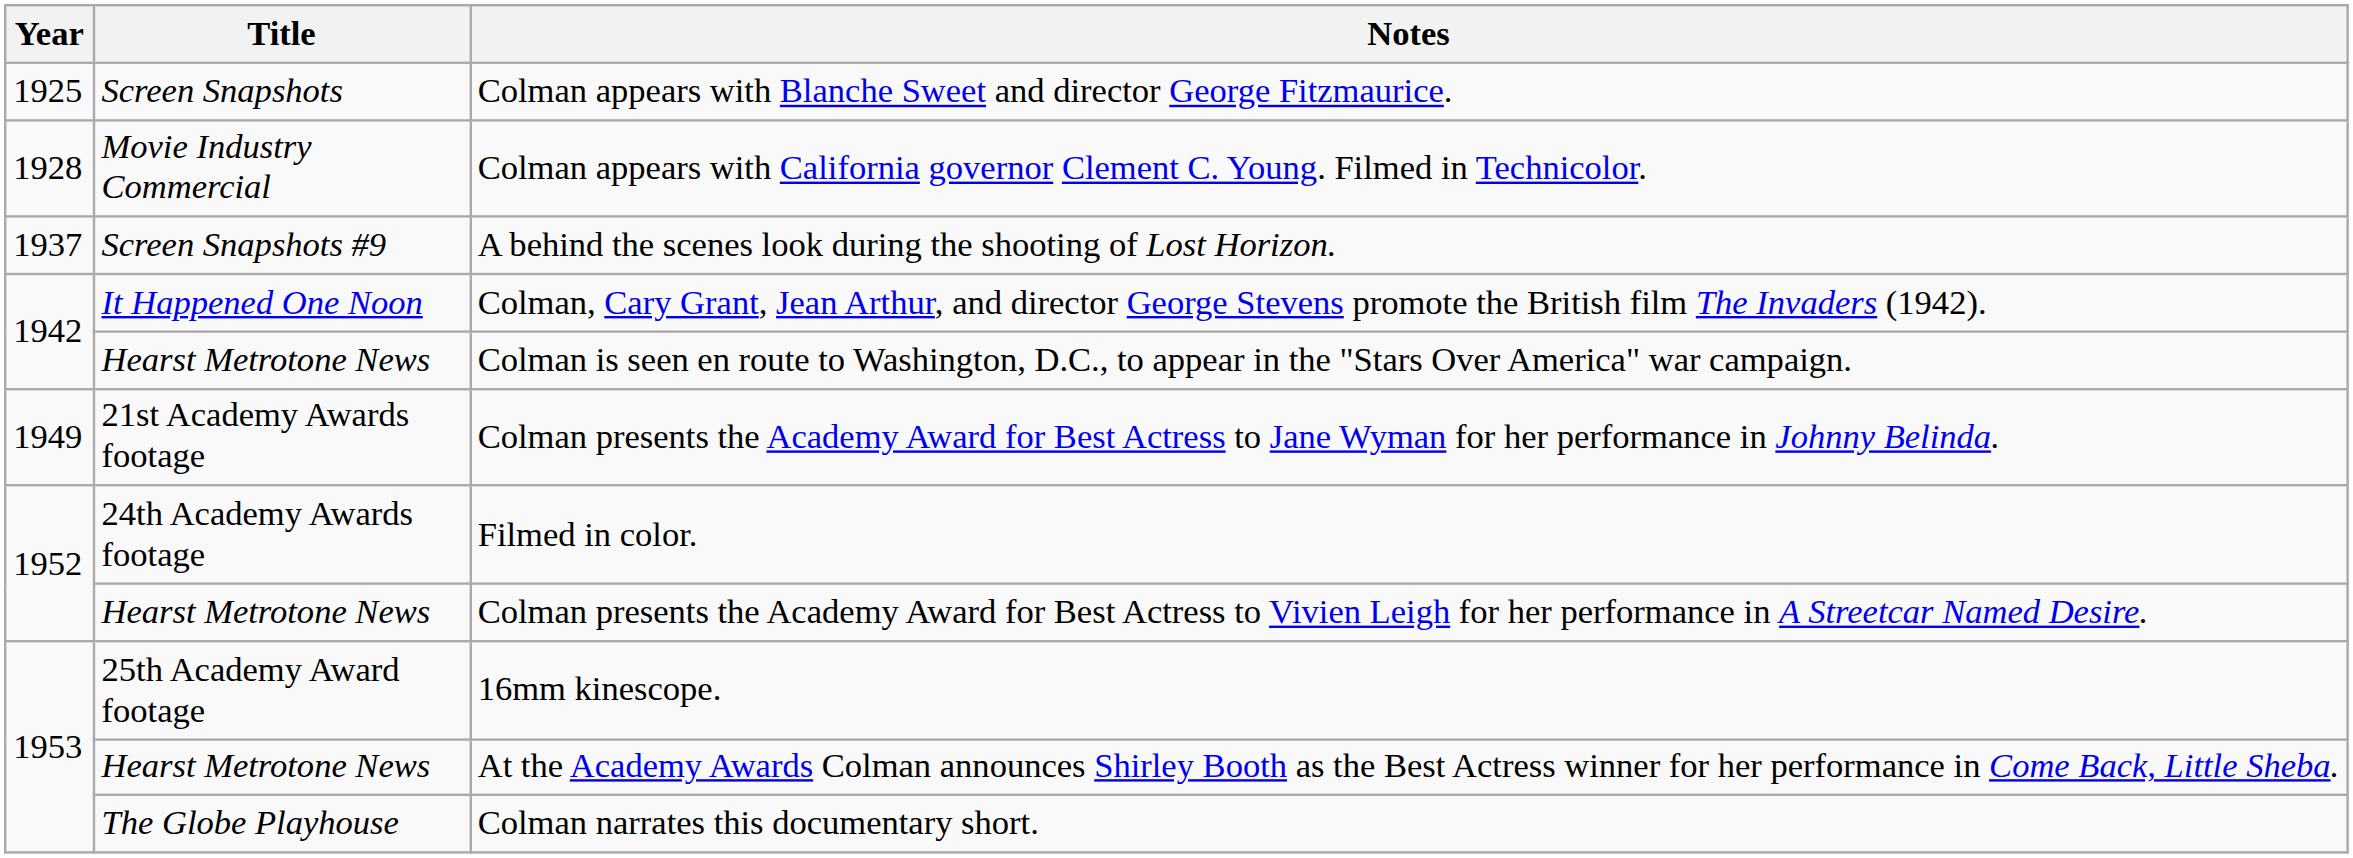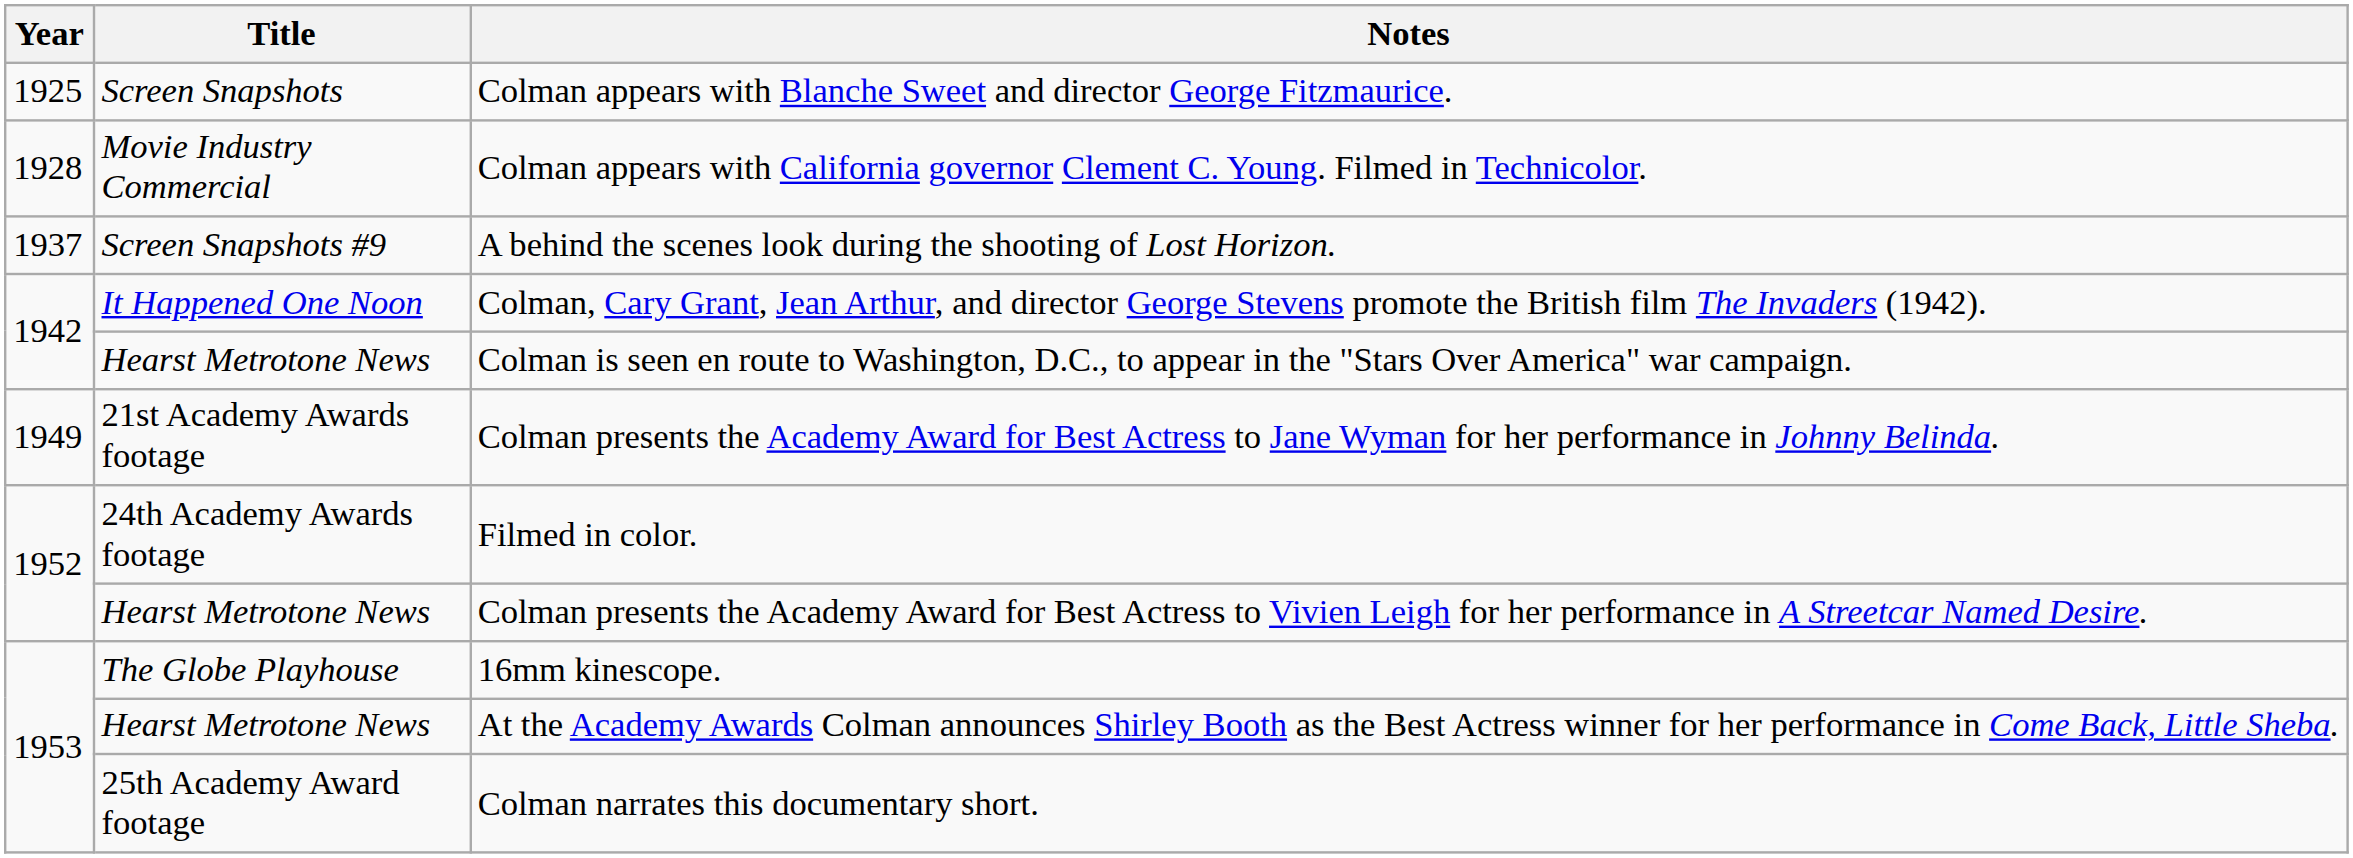(251, 689) 25th Academy Award footage -> (250, 668) The Globe Playhouse
(250, 823) The Globe Playhouse -> (251, 803) 25th Academy Award footage
